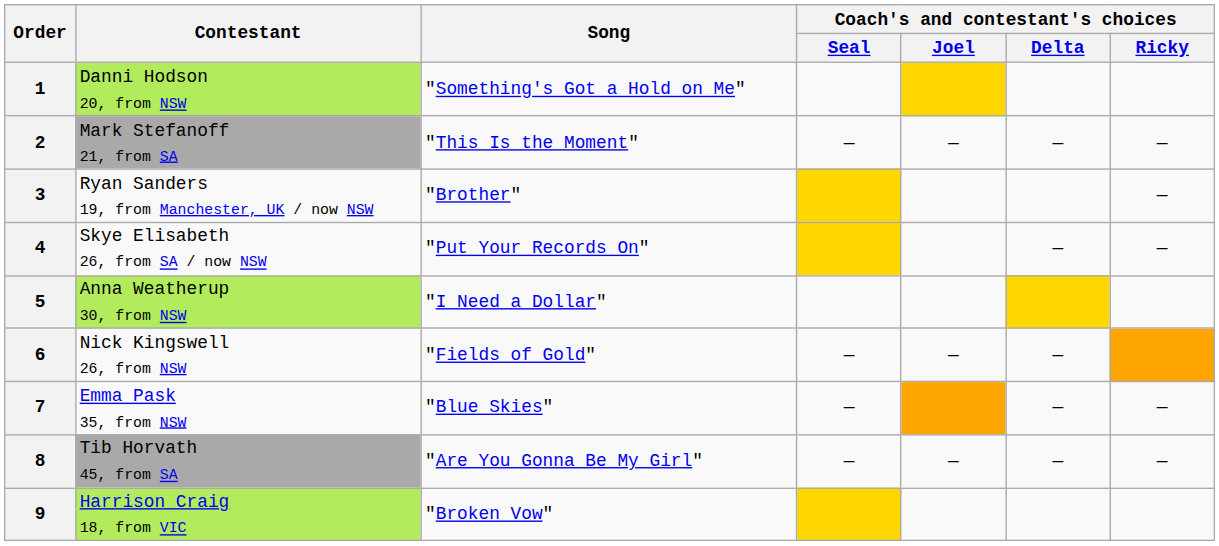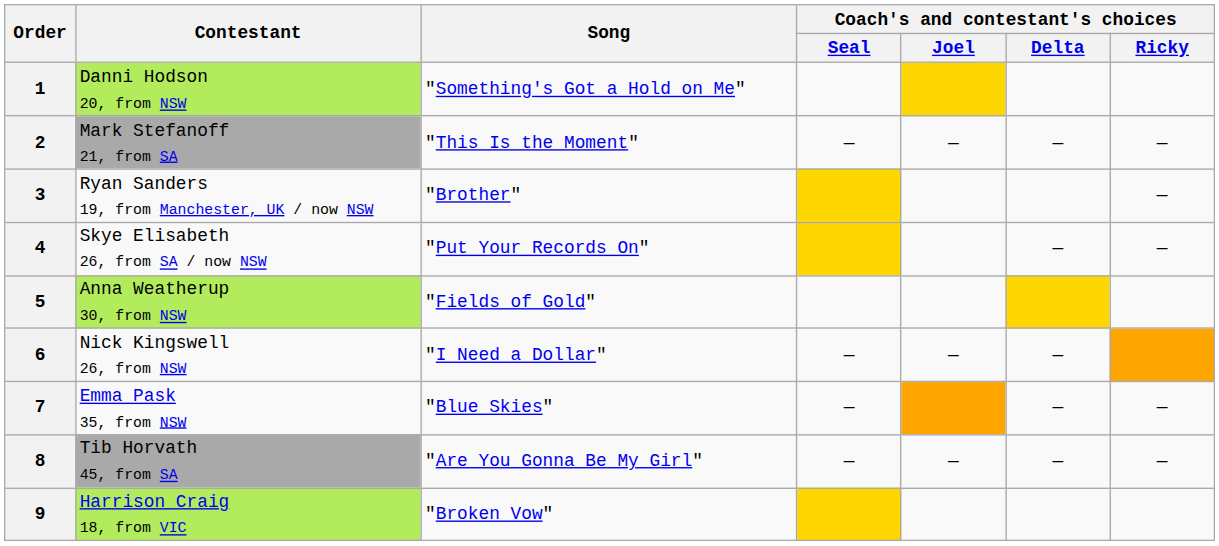(516, 302) "I Need a Dollar" -> (511, 302) "Fields of Gold"
(511, 355) "Fields of Gold" -> (516, 355) "I Need a Dollar"
